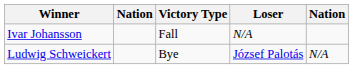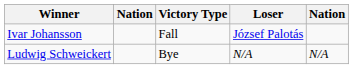(243, 34) N/A -> (268, 34) József Palotás
(268, 53) József Palotás -> (243, 53) N/A
